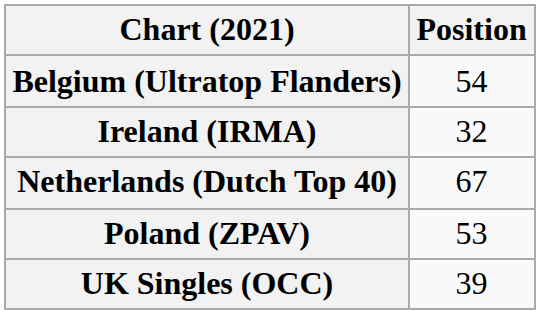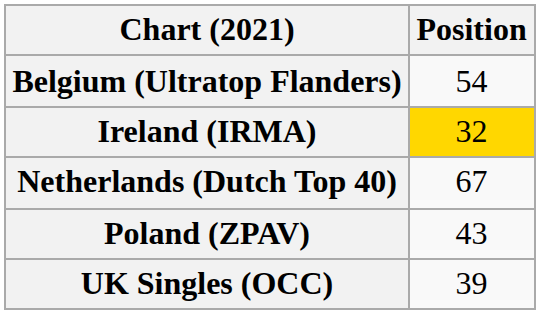(472, 131) no background -> (472, 131) gold background
(472, 232) 53 -> (472, 232) 43
